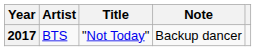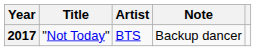columns swapped: (116, 14) <-> (59, 14)
